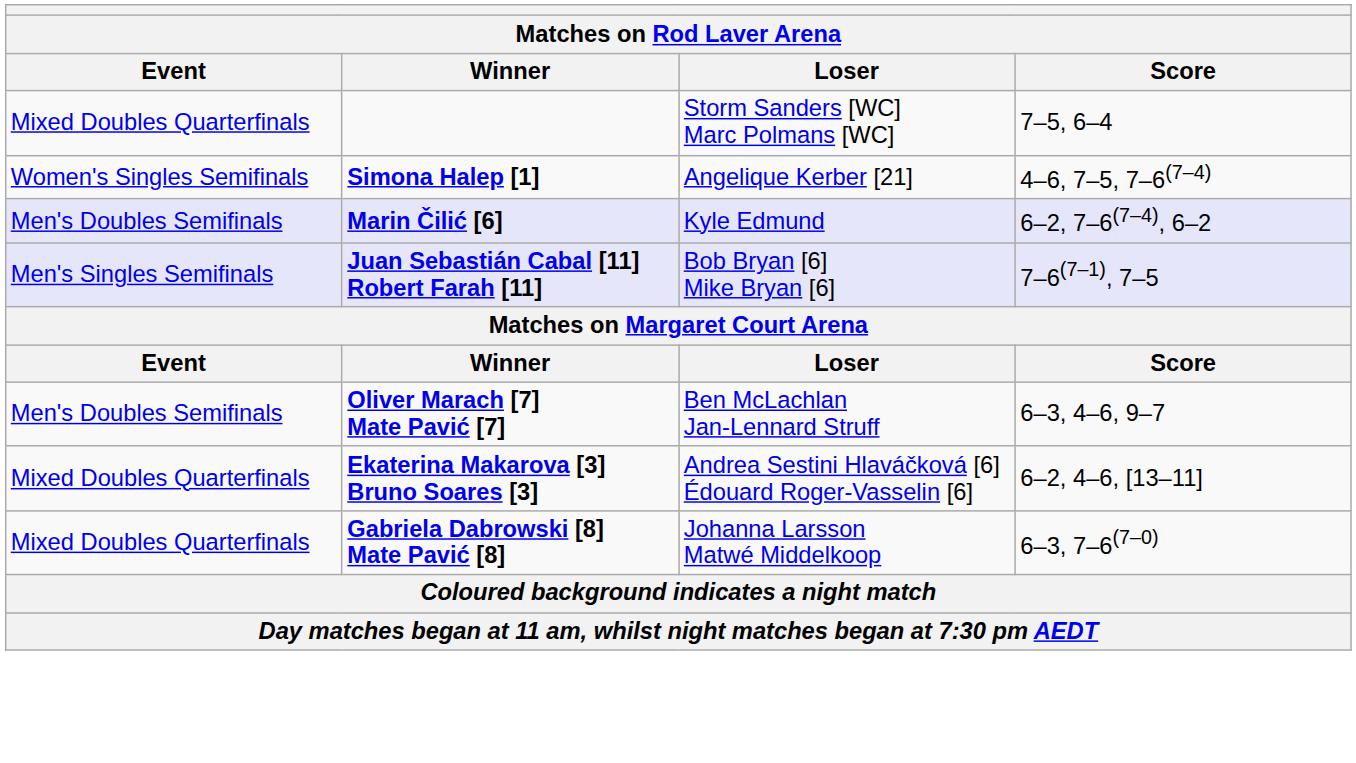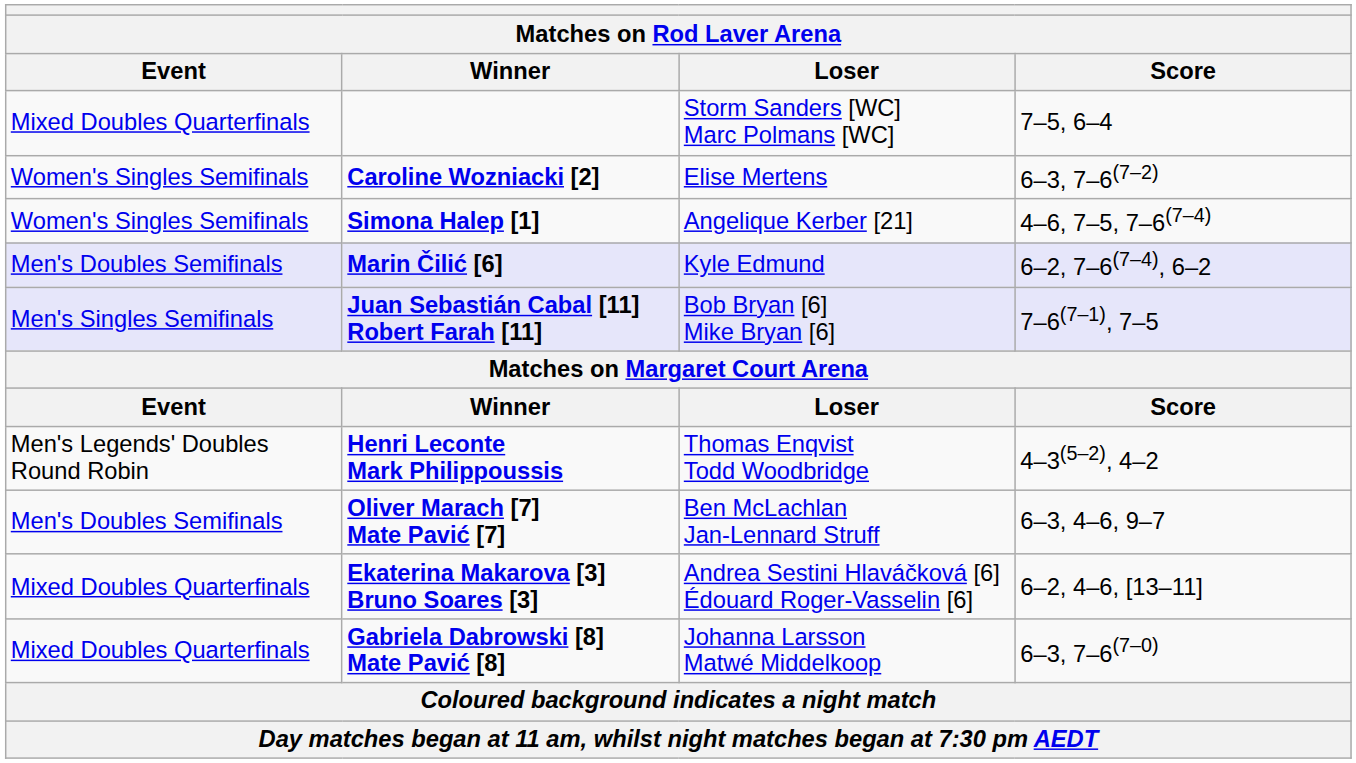+ row: (473, 176)
+ row: (455, 458)
